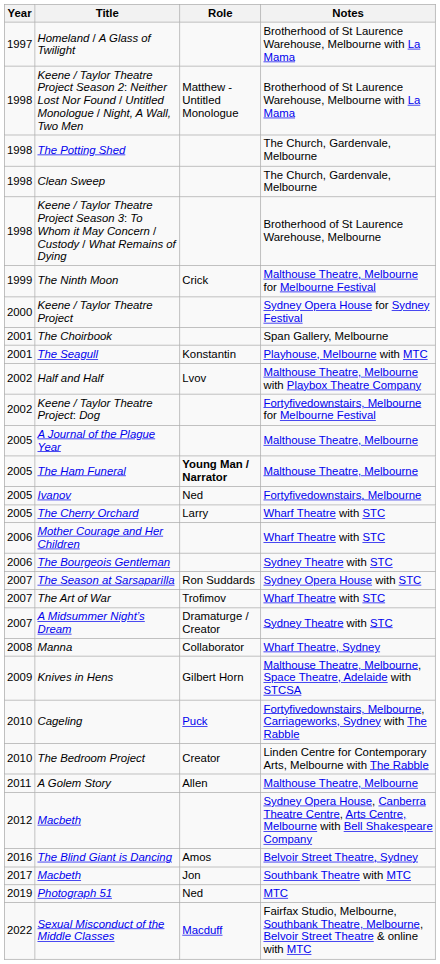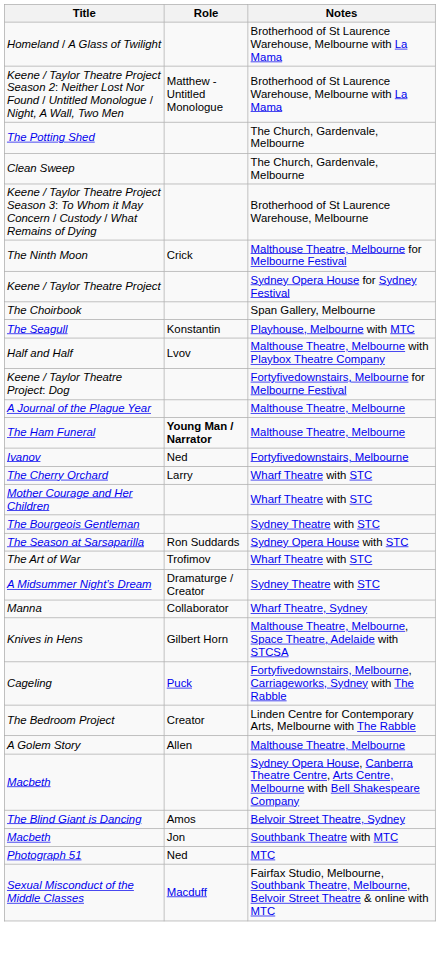- column: (20, 13)
